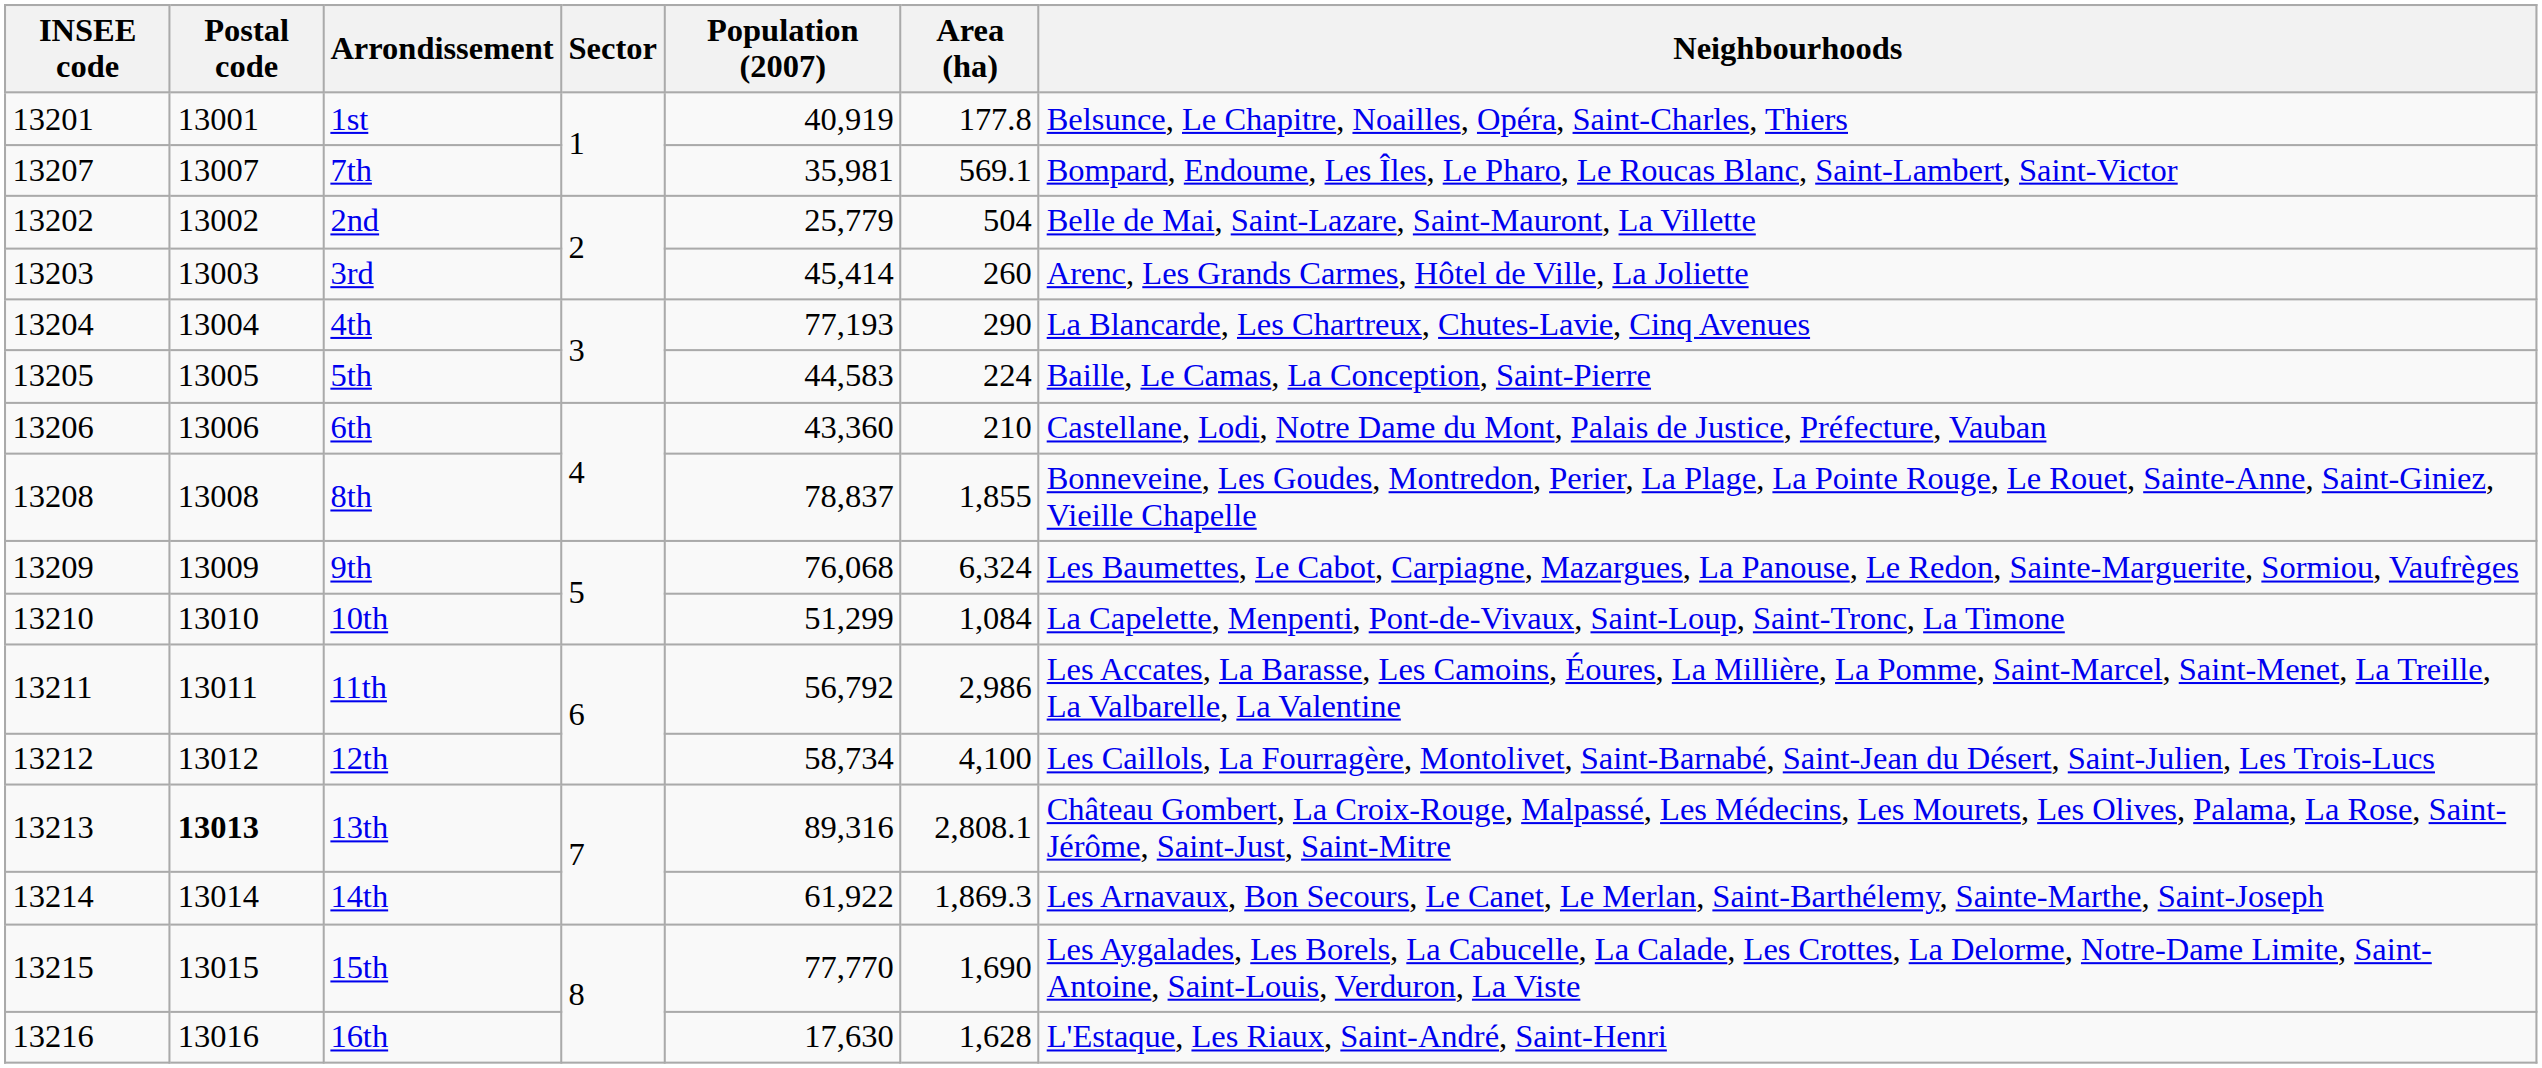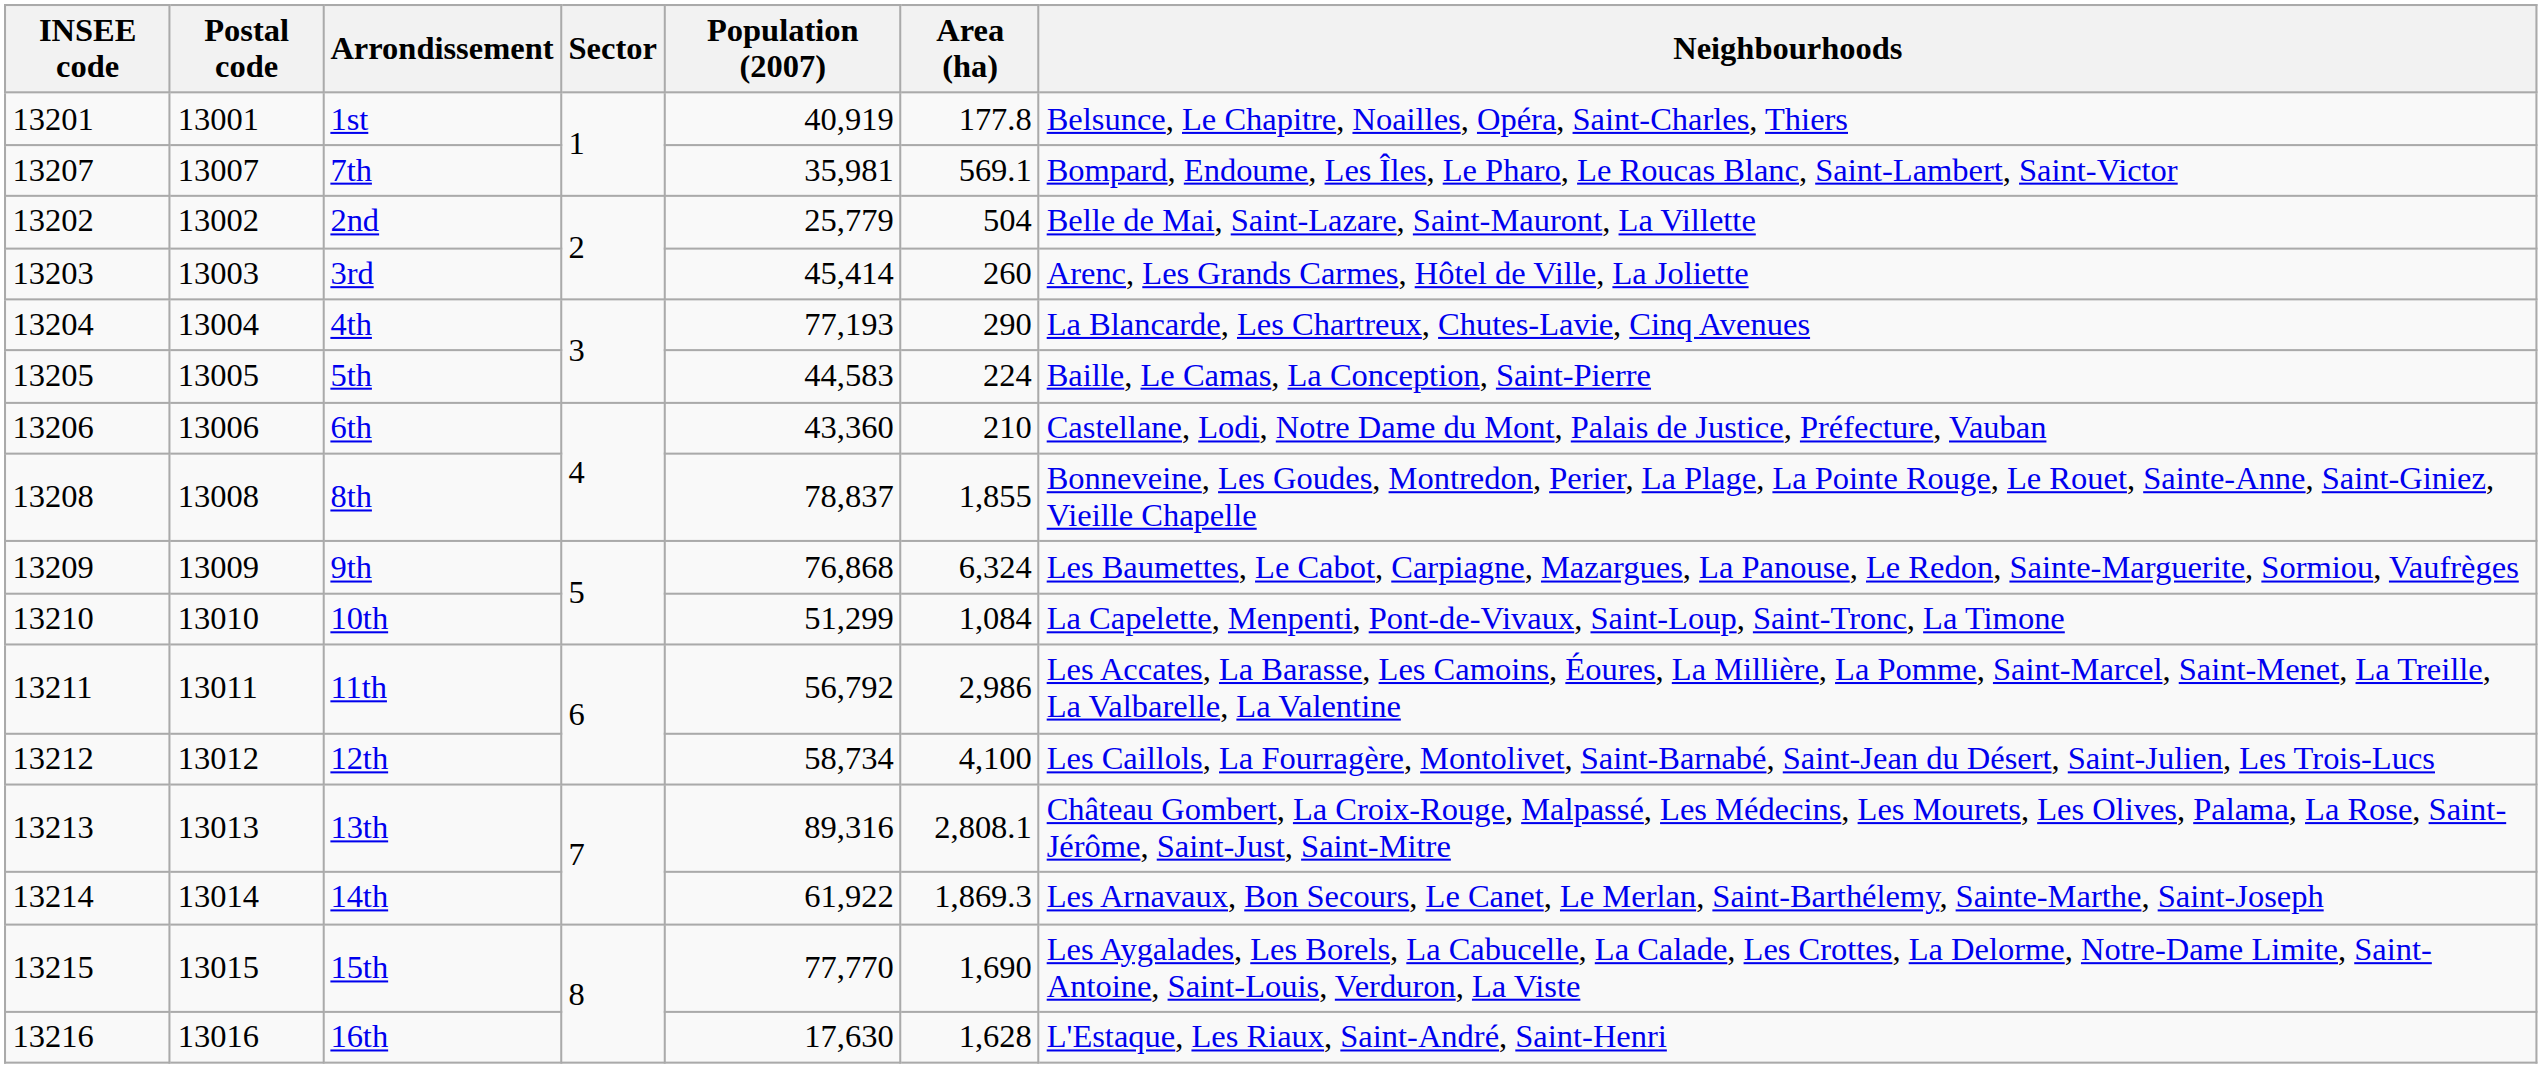(849, 566) 76,068 -> (849, 566) 76,868
(218, 827) bold -> (218, 827) normal
